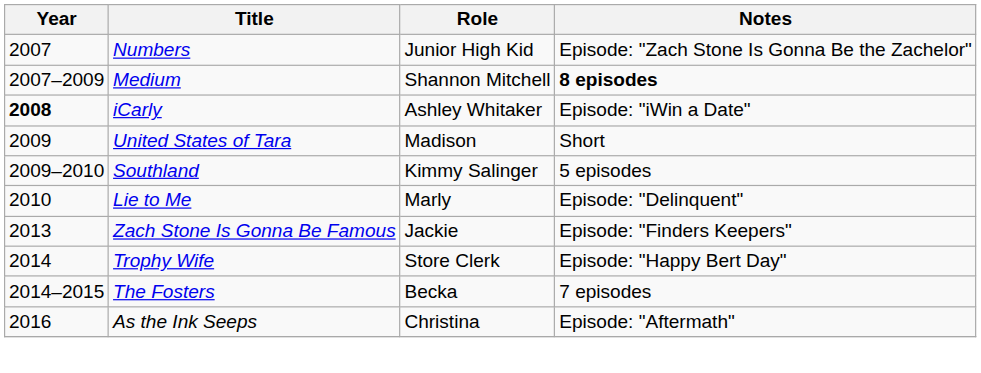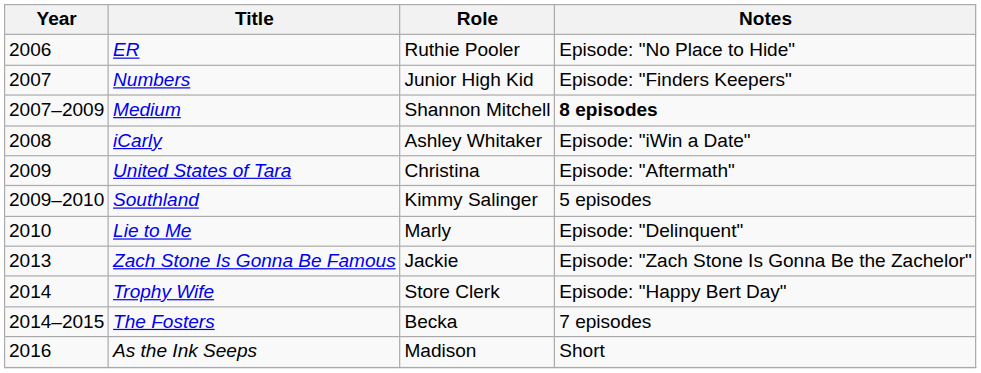+ row: (126, 49)
(766, 49) Episode: "Zach Stone Is Gonna Be the Zachelor" -> (676, 79) Episode: "Finders Keepers"
(30, 110) bold -> (30, 140) normal
(440, 140) Madison -> (442, 170) Christina
(582, 140) Short -> (647, 170) Episode: "Aftermath"
(676, 230) Episode: "Finders Keepers" -> (766, 261) Episode: "Zach Stone Is Gonna Be the Zachelor"
(442, 321) Christina -> (440, 351) Madison
(647, 321) Episode: "Aftermath" -> (582, 351) Short
